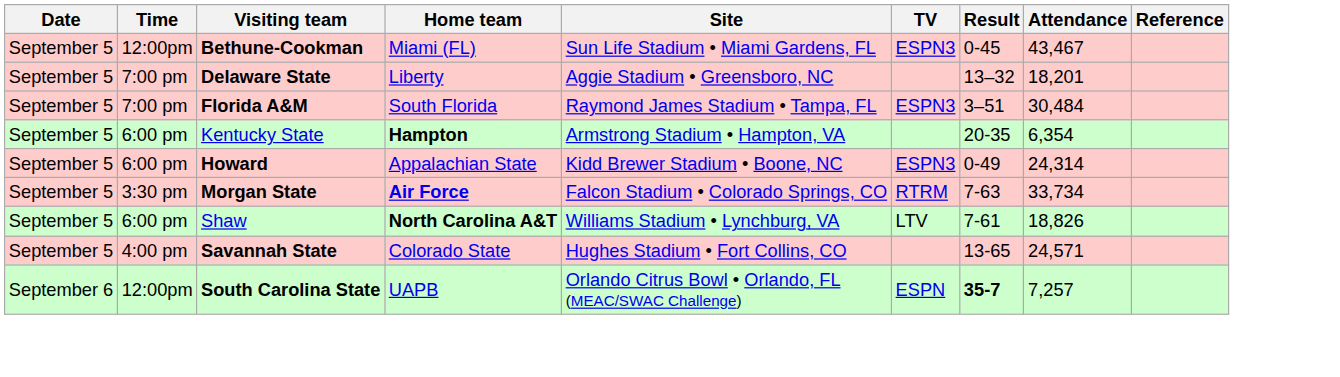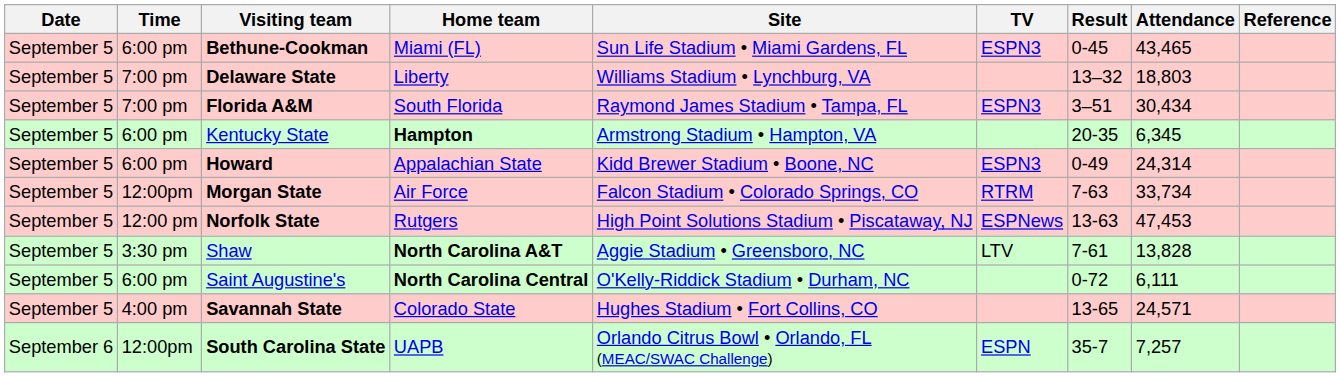(157, 48) 12:00pm -> (155, 48) 6:00 pm
(1056, 48) 43,467 -> (1164, 48) 43,465
(700, 77) Aggie Stadium • Greensboro, NC -> (734, 77) Williams Stadium • Lynchburg, VA
(1056, 77) 18,201 -> (1164, 77) 18,803
(1056, 106) 30,484 -> (1164, 106) 30,434
(1051, 135) 6,354 -> (1159, 135) 6,345
(155, 192) 3:30 pm -> (157, 192) 12:00pm
(429, 192) bold -> (431, 192) normal
+ row: (263, 221)
(155, 221) 6:00 pm -> (155, 250) 3:30 pm
(703, 221) Williams Stadium • Lynchburg, VA -> (731, 250) Aggie Stadium • Greensboro, NC
(1056, 221) 18,826 -> (1164, 250) 13,828
+ row: (276, 279)
(982, 289) bold -> (1090, 347) normal
